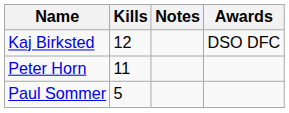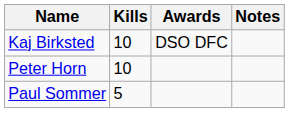columns swapped: (244, 17) <-> (178, 17)
(123, 42) 12 -> (123, 42) 10
(122, 68) 11 -> (123, 68) 10
